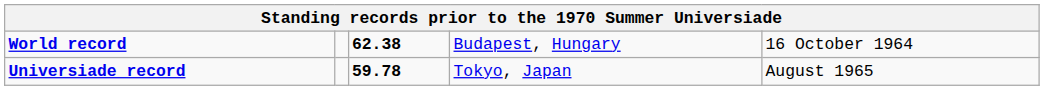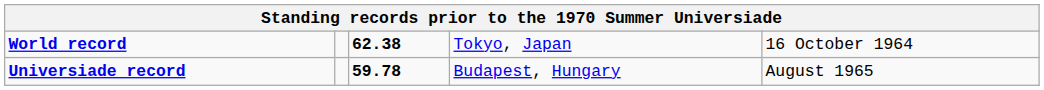(537, 45) Budapest, Hungary -> (513, 45) Tokyo, Japan
(513, 71) Tokyo, Japan -> (537, 71) Budapest, Hungary
